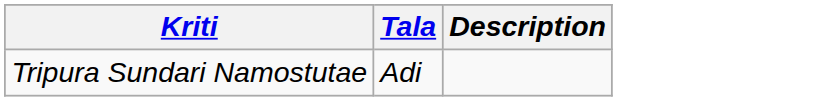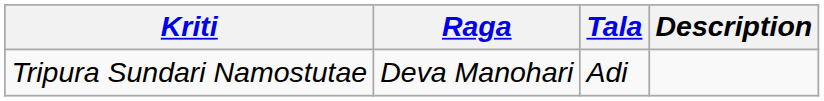+ column: (477, 27)
